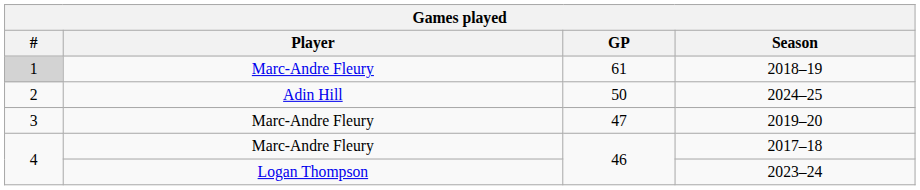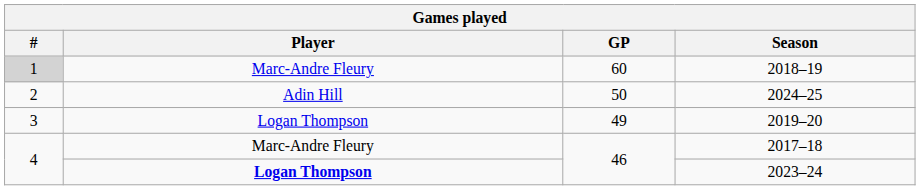(619, 69) 61 -> (619, 69) 60
(313, 120) Marc-Andre Fleury -> (313, 120) Logan Thompson
(619, 120) 47 -> (619, 120) 49
(313, 172) normal -> (313, 172) bold
